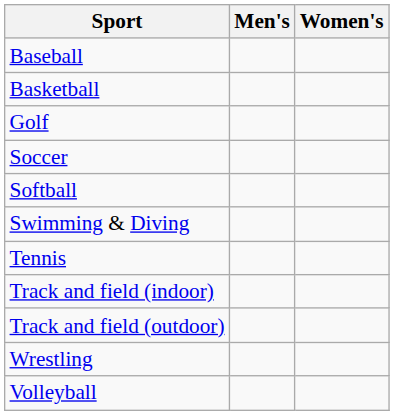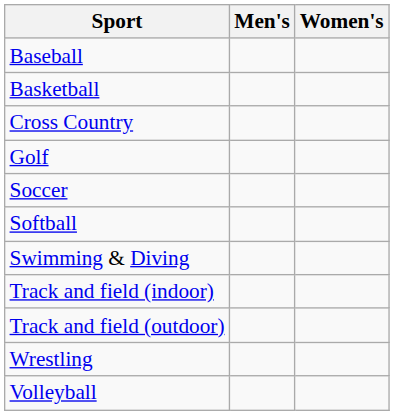+ row: (71, 122)
- row: (38, 257)
